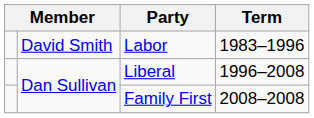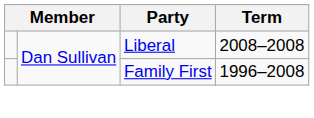- row: (146, 44)
(262, 71) 1996–2008 -> (262, 44) 2008–2008
(262, 98) 2008–2008 -> (262, 71) 1996–2008
